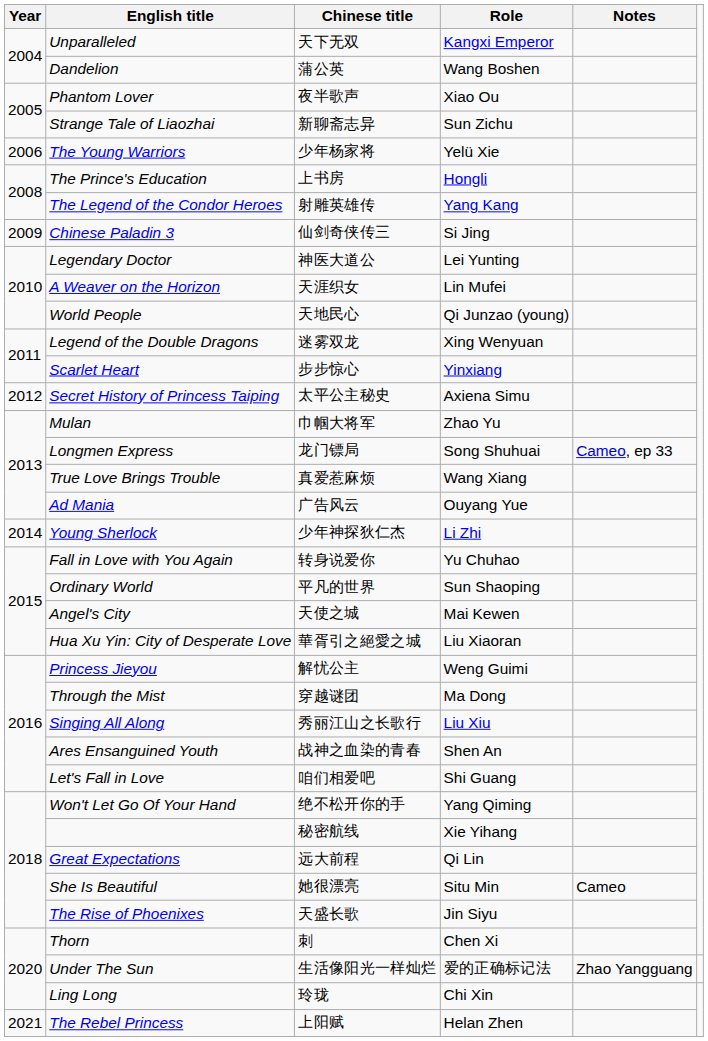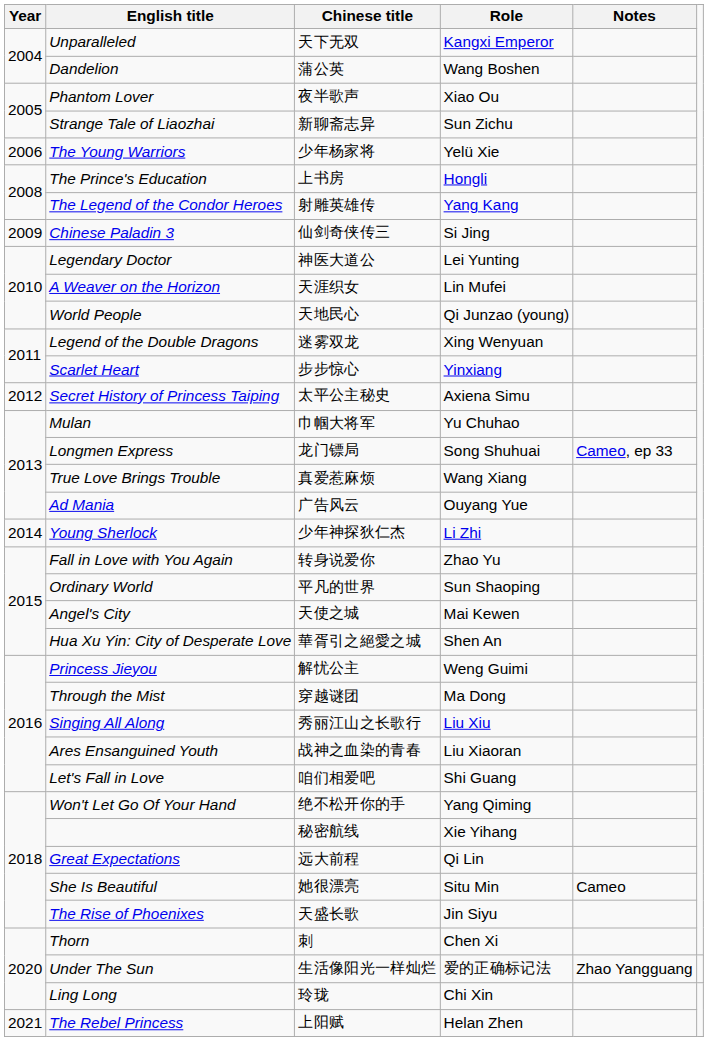(472, 423) Zhao Yu -> (482, 423) Yu Chuhao
(482, 560) Yu Chuhao -> (472, 560) Zhao Yu
(482, 641) Liu Xiaoran -> (473, 641) Shen An
(473, 750) Shen An -> (482, 750) Liu Xiaoran
